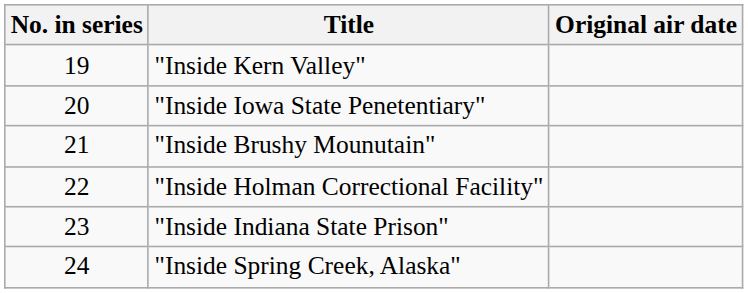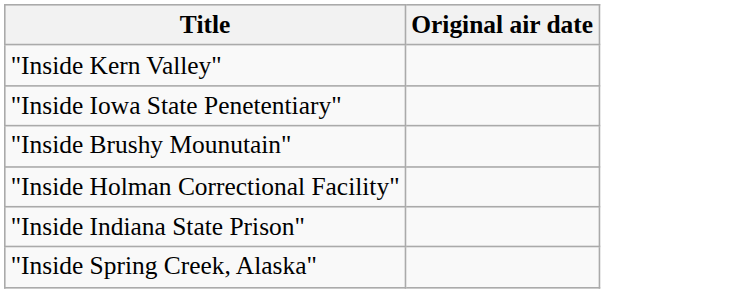- column: (77, 24)
